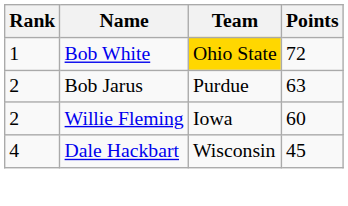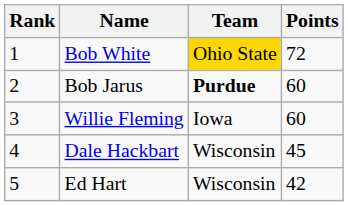(221, 86) normal -> (224, 86) bold
(296, 86) 63 -> (296, 86) 60
(14, 118) 2 -> (14, 118) 3
+ row: (96, 183)
